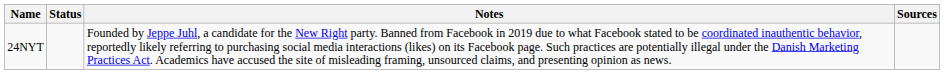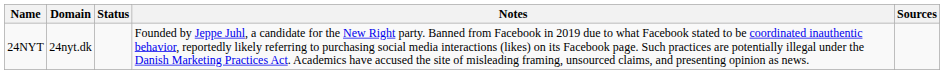+ column: (71, 14)
